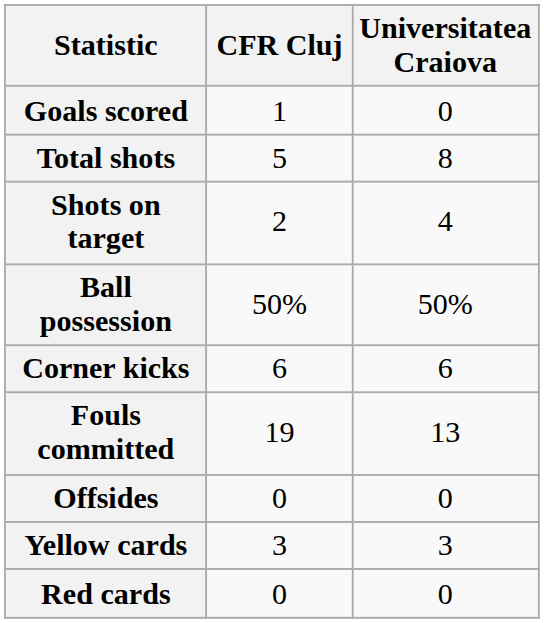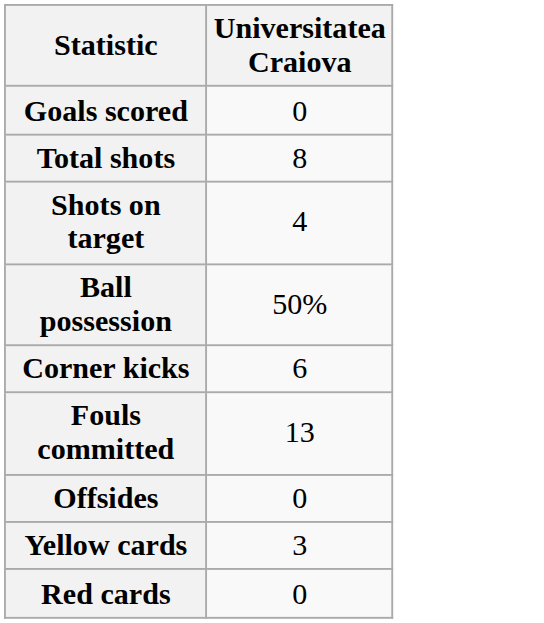- column: (280, 45)
